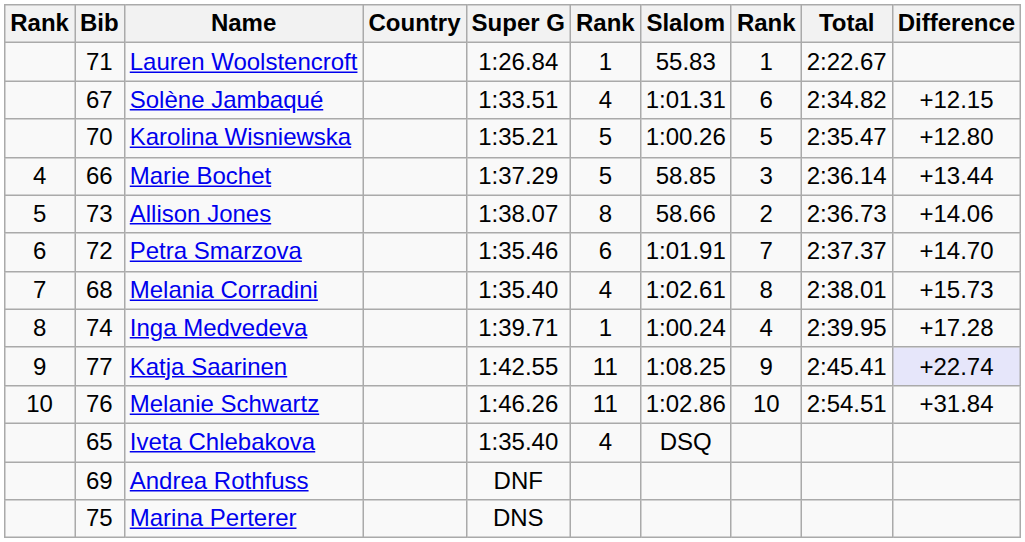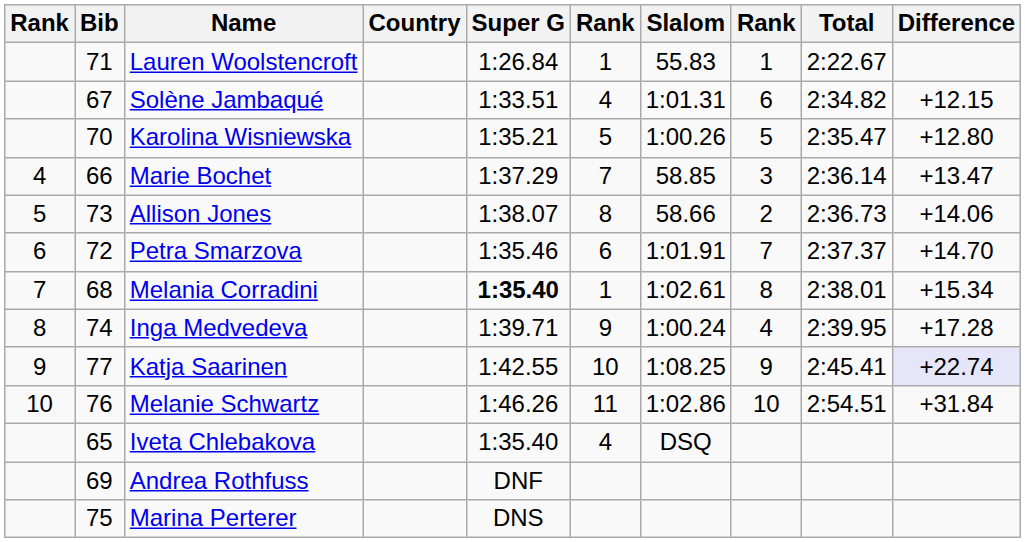(605, 175) 5 -> (605, 175) 7
(956, 175) +13.44 -> (956, 175) +13.47
(518, 289) normal -> (518, 289) bold
(605, 289) 4 -> (605, 289) 1
(956, 289) +15.73 -> (956, 289) +15.34
(605, 328) 1 -> (605, 328) 9
(605, 366) 11 -> (605, 366) 10
